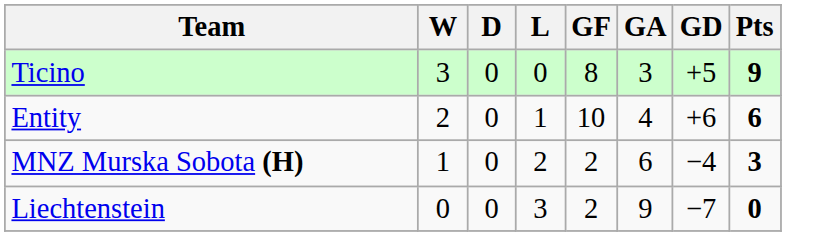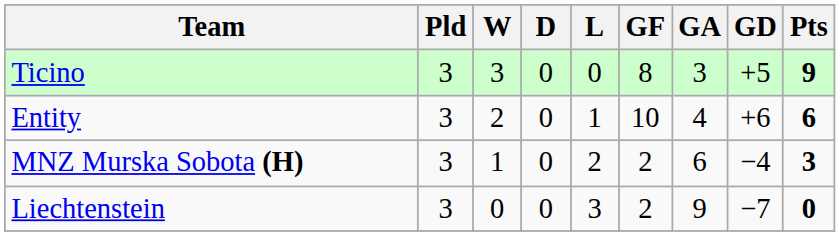+ column: (446, 27)
